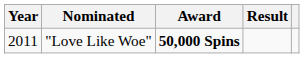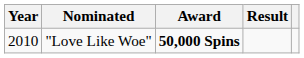(23, 40) 2011 -> (23, 40) 2010
